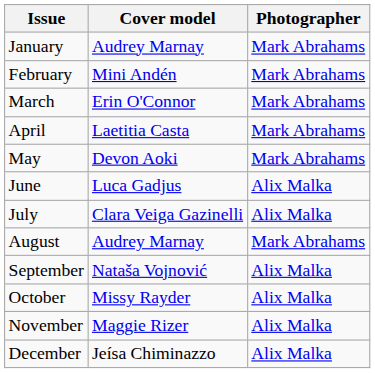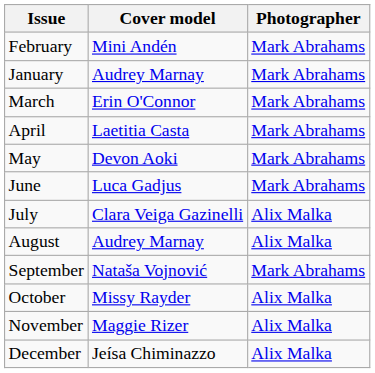rows swapped: (36, 46) <-> (40, 74)
(292, 185) Alix Malka -> (308, 185) Mark Abrahams
(308, 241) Mark Abrahams -> (292, 241) Alix Malka
(292, 269) Alix Malka -> (308, 269) Mark Abrahams
